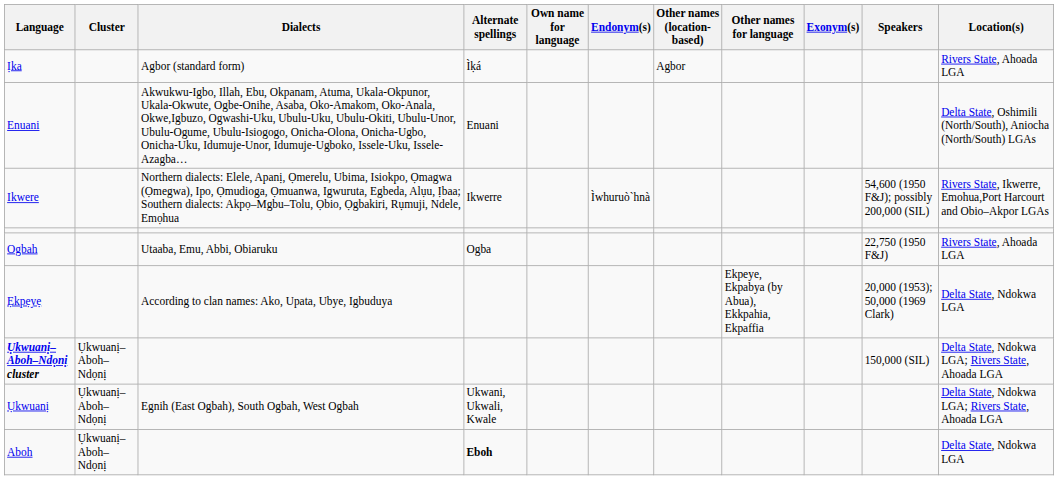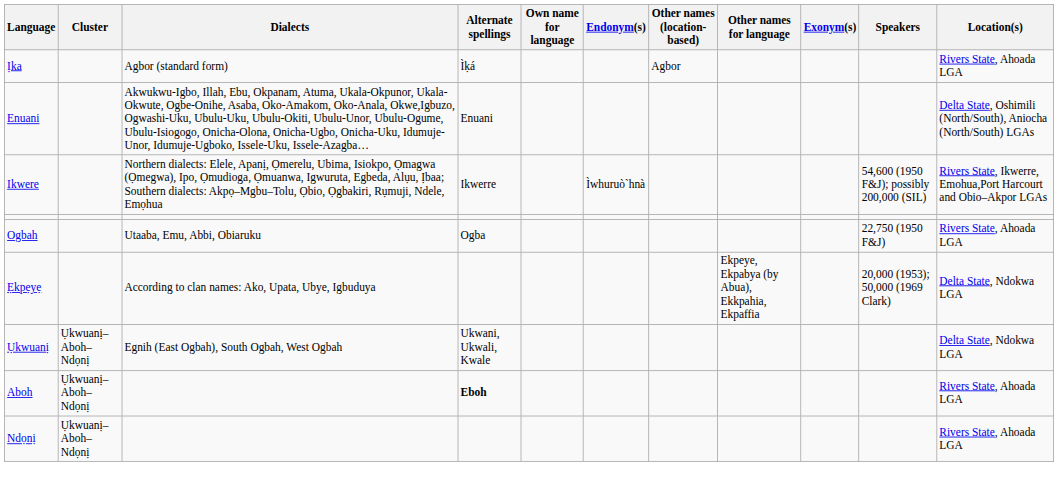- row: (37, 360)
(989, 406) Delta State, Ndokwa LGA; Rivers State, Ahoada LGA -> (987, 347) Delta State, Ndokwa LGA
(989, 451) Delta State, Ndokwa LGA -> (987, 392) Rivers State, Ahoada LGA
+ row: (21, 438)
